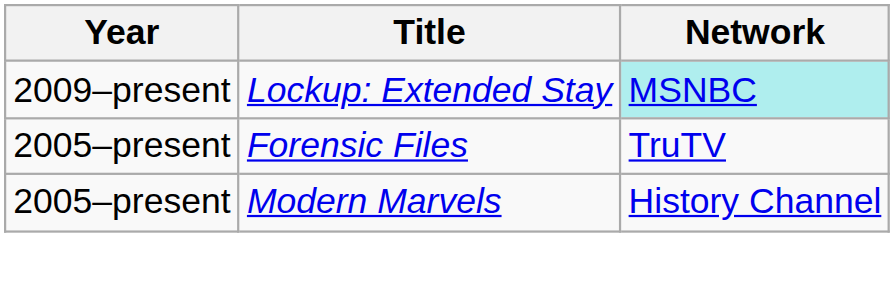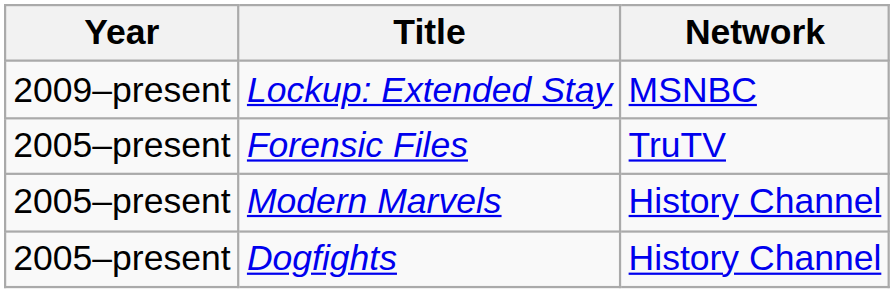(693, 88) paleturquoise background -> (693, 88) no background
+ row: (322, 257)
